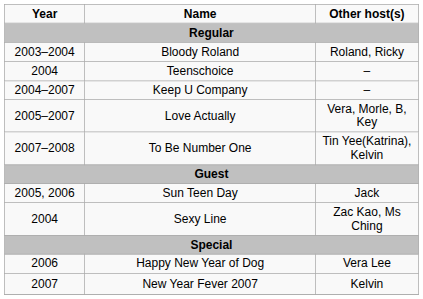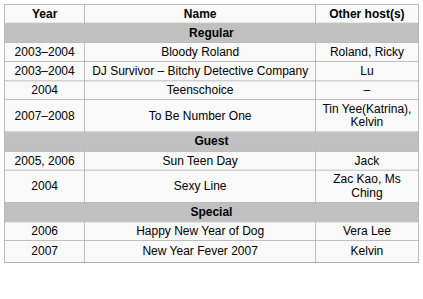+ row: (200, 71)
- row: (200, 90)
- row: (200, 115)
